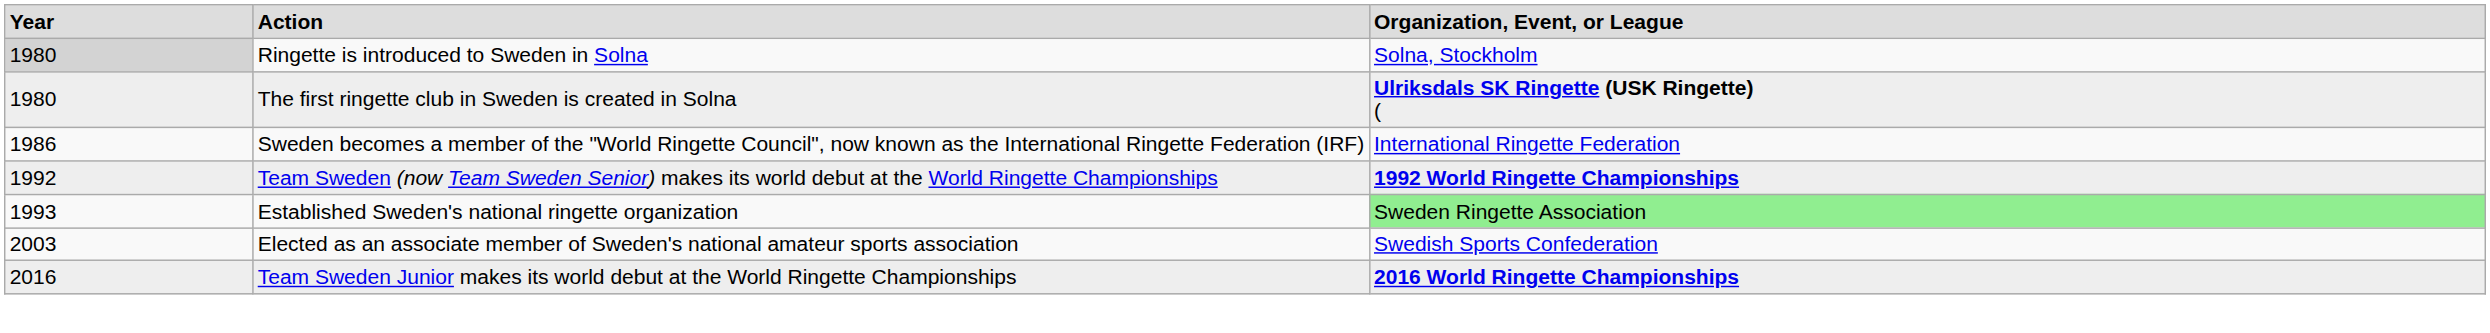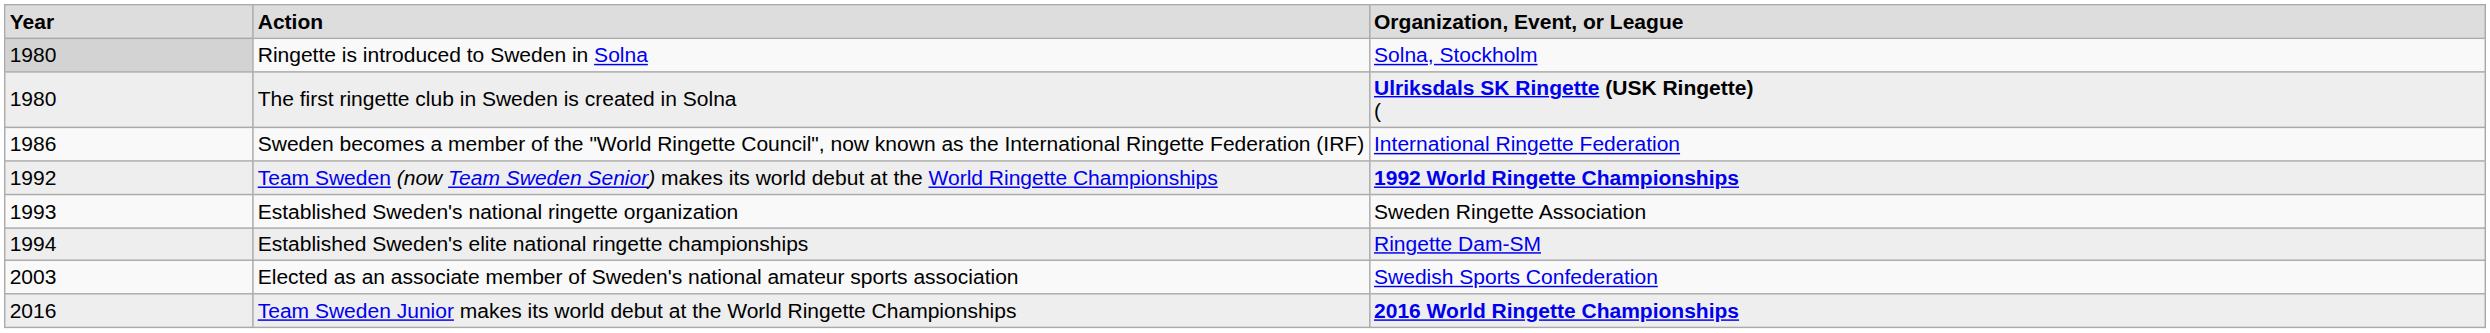(1510, 211) lightgreen background -> (1510, 211) no background
+ row: (533, 244)
